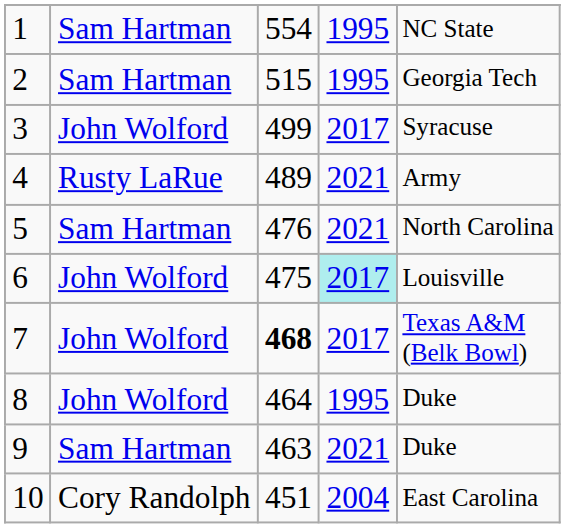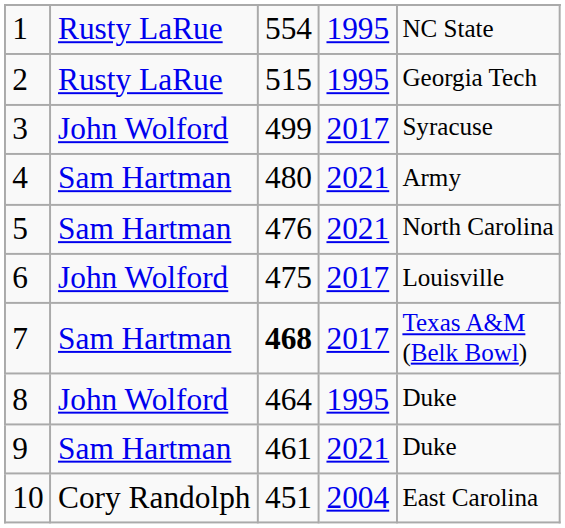(145, 29) Sam Hartman -> (140, 29) Rusty LaRue
(145, 79) Sam Hartman -> (140, 79) Rusty LaRue
(140, 178) Rusty LaRue -> (145, 178) Sam Hartman
(289, 178) 489 -> (289, 178) 480
(358, 278) paleturquoise background -> (358, 278) no background
(143, 338) John Wolford -> (145, 338) Sam Hartman
(289, 448) 463 -> (289, 448) 461
